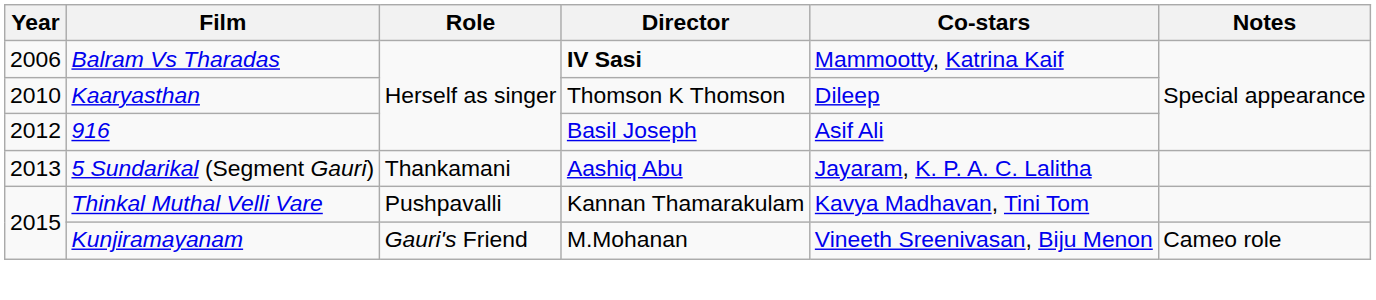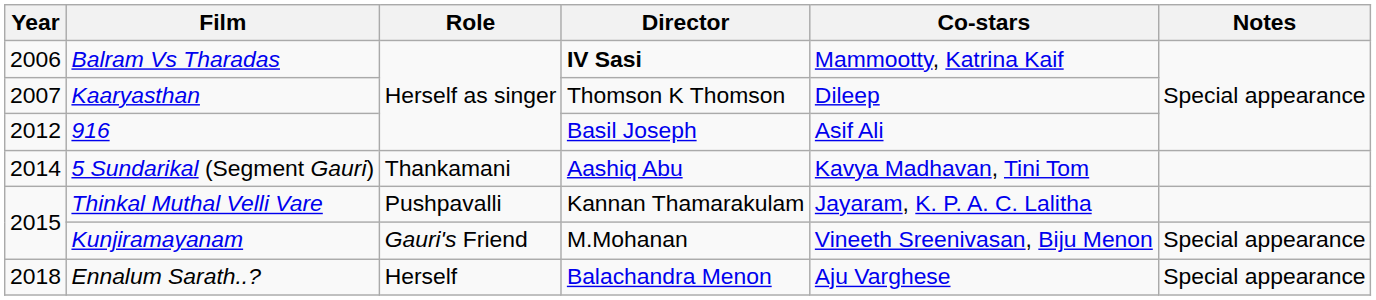(35, 95) 2010 -> (35, 95) 2007
(35, 167) 2013 -> (35, 167) 2014
(953, 167) Jayaram, K. P. A. C. Lalitha -> (952, 167) Kavya Madhavan, Tini Tom
(952, 204) Kavya Madhavan, Tini Tom -> (953, 204) Jayaram, K. P. A. C. Lalitha
(1222, 240) Cameo role -> (1264, 240) Special appearance
+ row: (166, 276)
